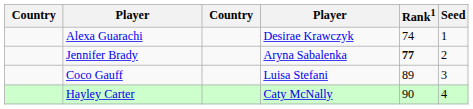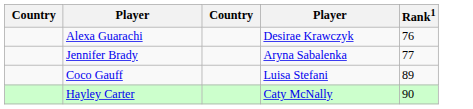- column: (453, 15)
(408, 36) 74 -> (408, 36) 76
(408, 56) bold -> (408, 56) normal
